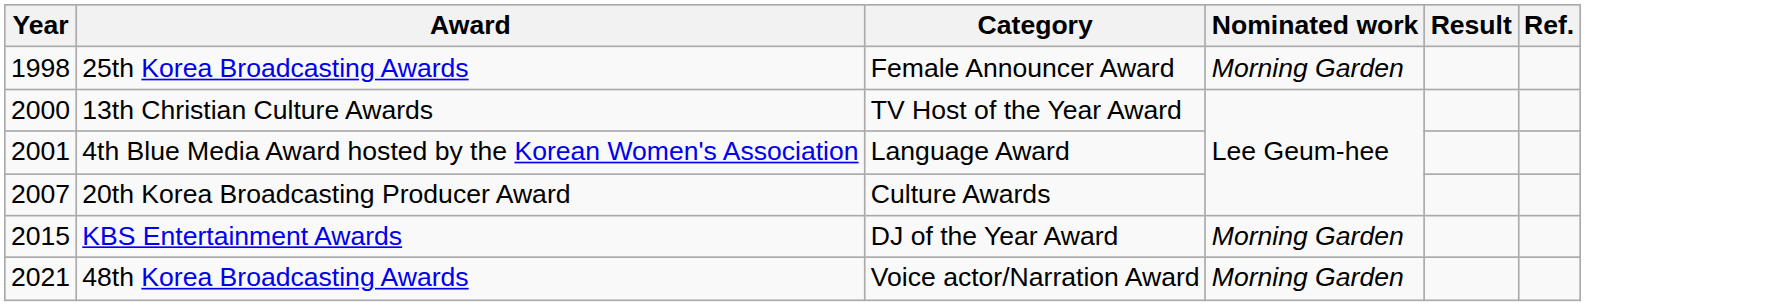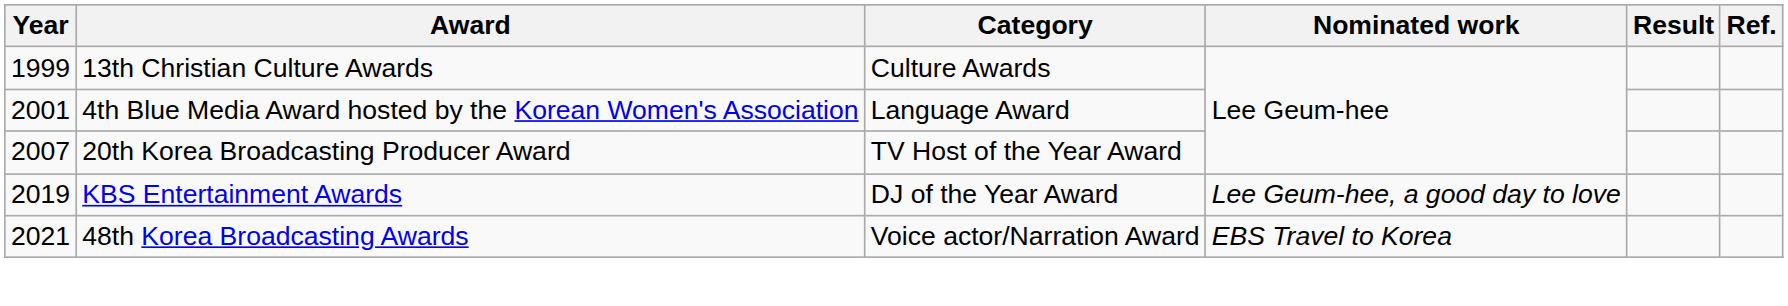- row: (275, 67)
(40, 109) 2000 -> (40, 67) 1999
(1026, 109) TV Host of the Year Award -> (961, 67) Culture Awards
(961, 194) Culture Awards -> (1026, 151) TV Host of the Year Award
(40, 236) 2015 -> (40, 194) 2019
(1308, 236) Morning Garden -> (1416, 194) Lee Geum-hee, a good day to love
(1308, 278) Morning Garden -> (1332, 236) EBS Travel to Korea
